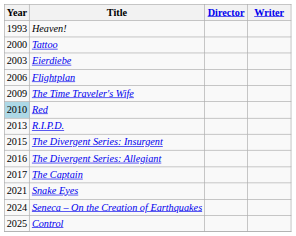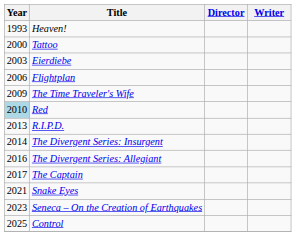(17, 142) 2015 -> (17, 142) 2014
(17, 207) 2024 -> (17, 207) 2023
